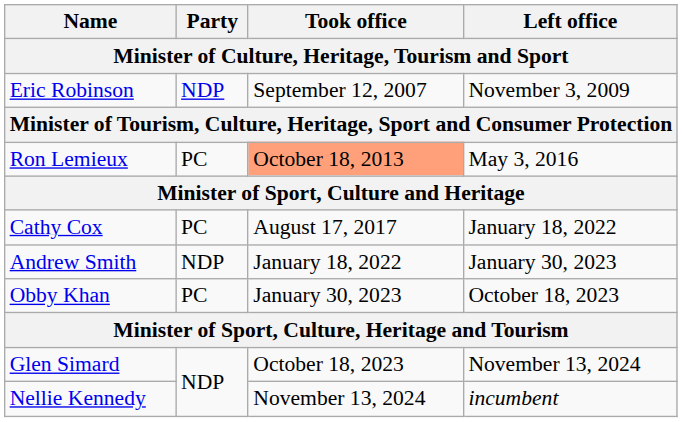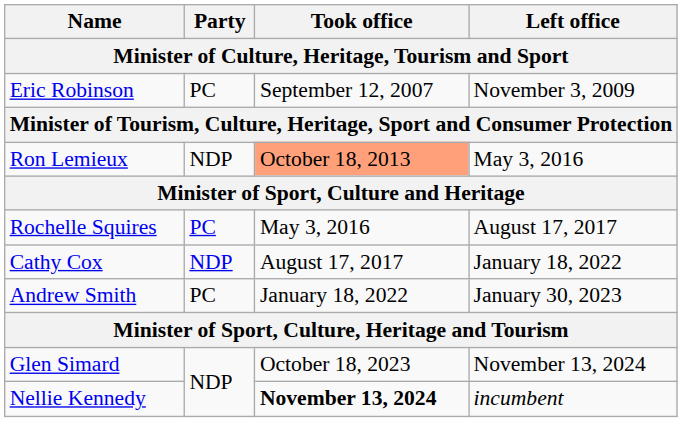(203, 90) NDP -> (203, 90) PC
(194, 158) PC -> (211, 158) NDP
+ row: (83, 227)
(194, 227) PC -> (211, 261) NDP
(203, 261) NDP -> (203, 295) PC
- row: (60, 295)
(339, 398) normal -> (348, 398) bold
